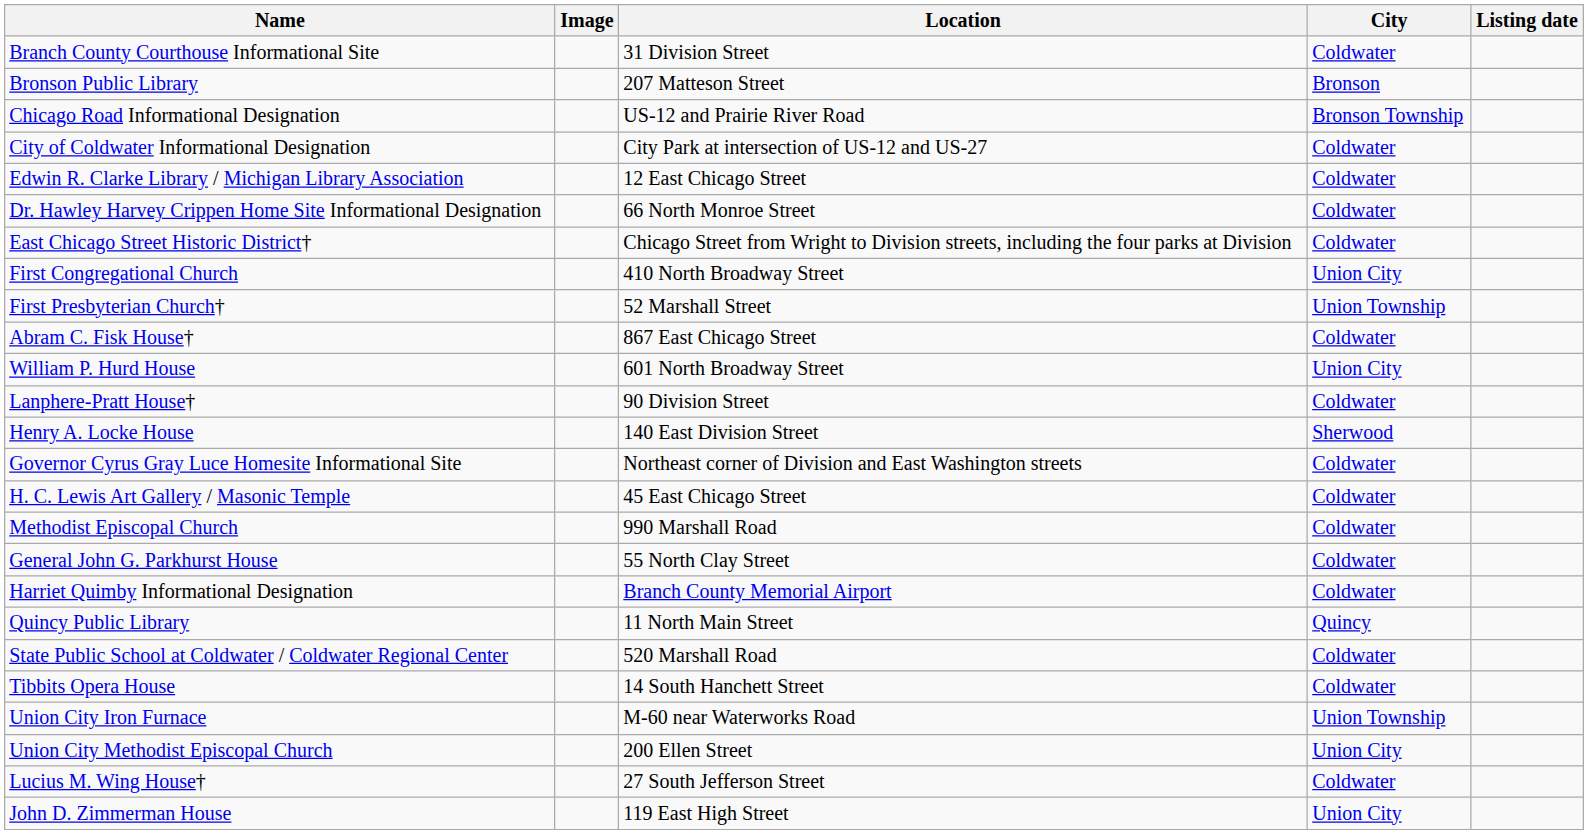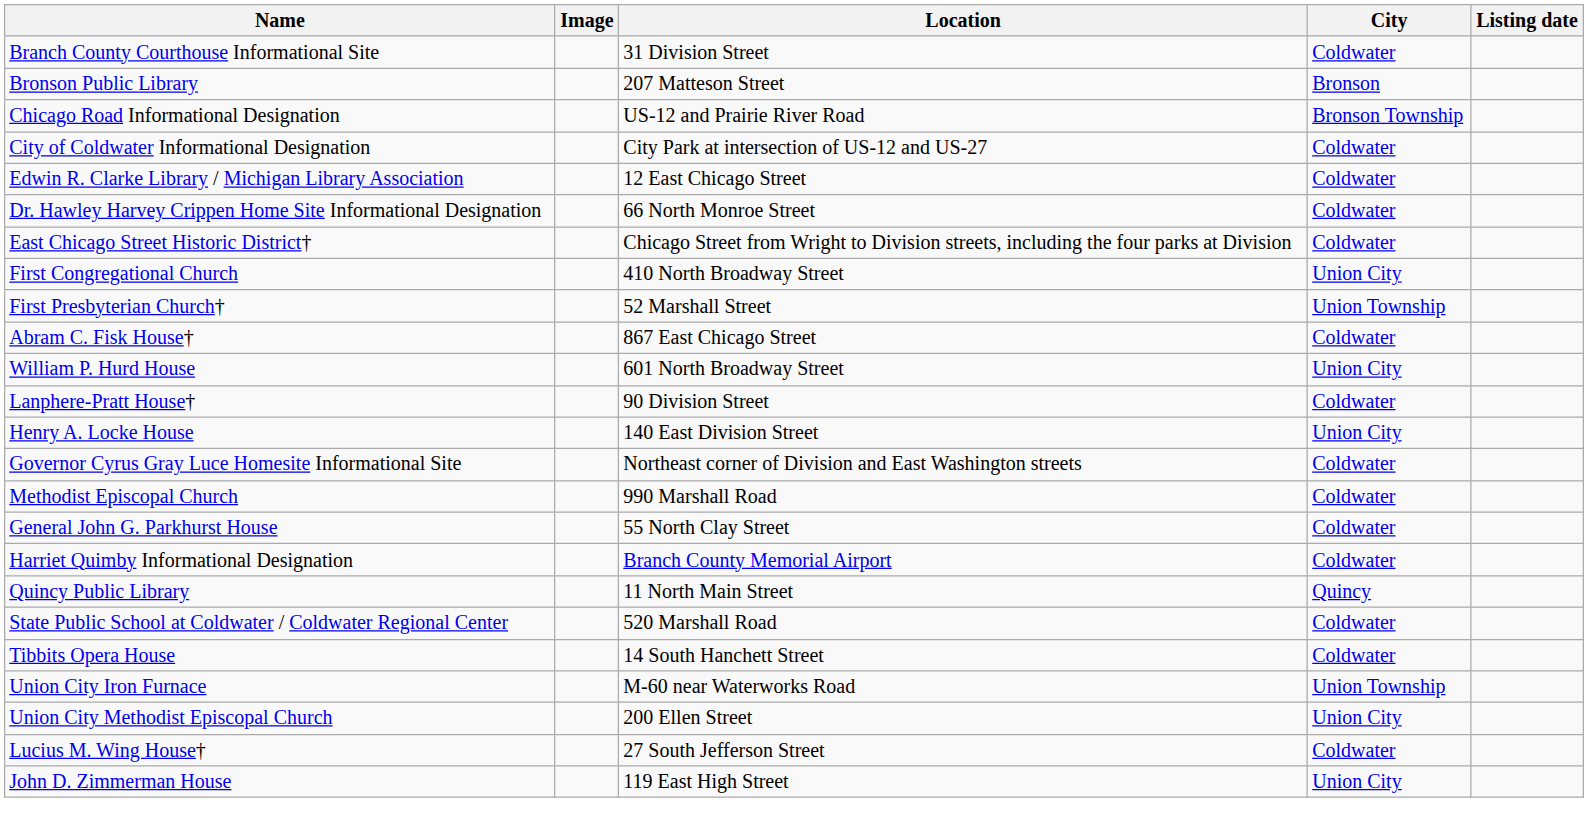(1353, 432) Sherwood -> (1357, 432) Union City
- row: (180, 496)
